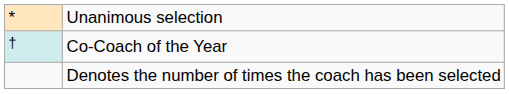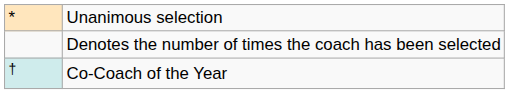rows swapped: (147, 46) <-> (284, 75)
